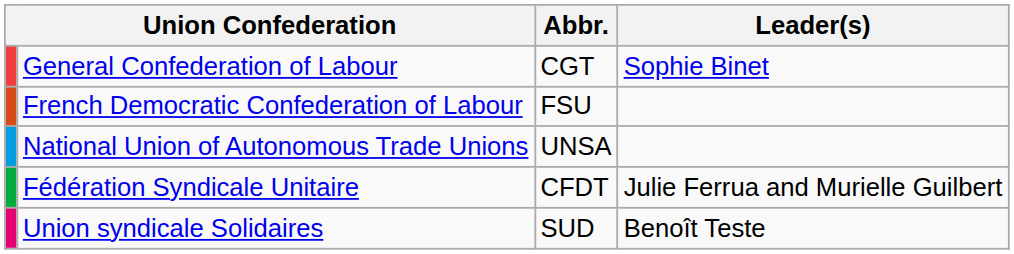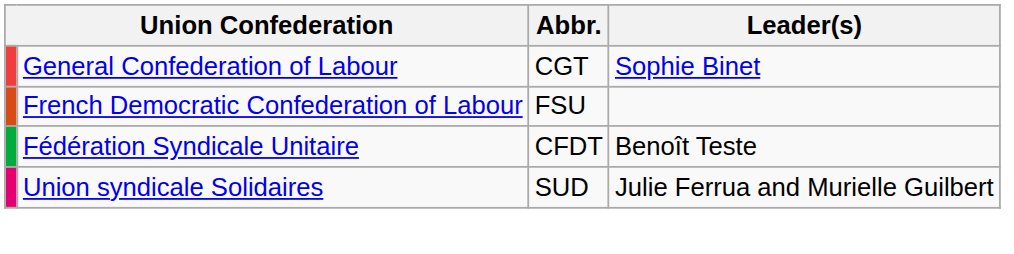- row: (276, 147)
(813, 188) Julie Ferrua and Murielle Guilbert -> (686, 147) Benoît Teste
(695, 228) Benoît Teste -> (804, 188) Julie Ferrua and Murielle Guilbert
